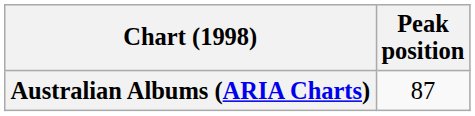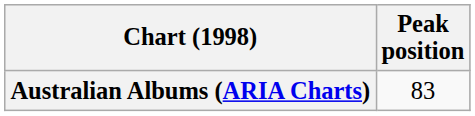(423, 90) 87 -> (423, 90) 83
